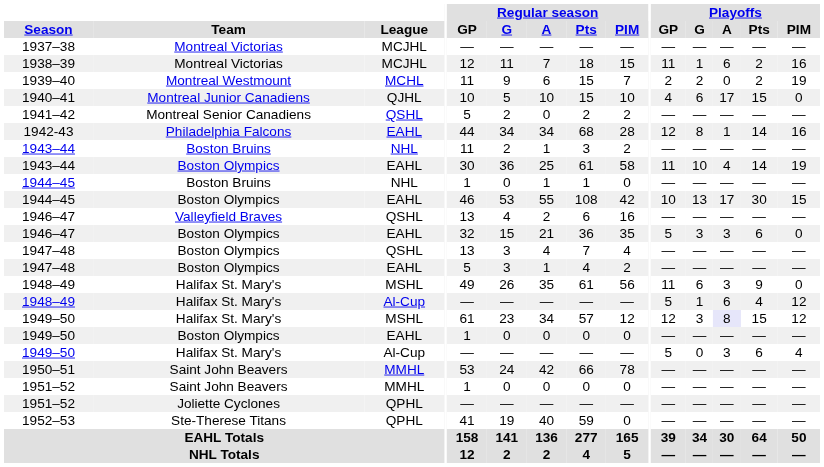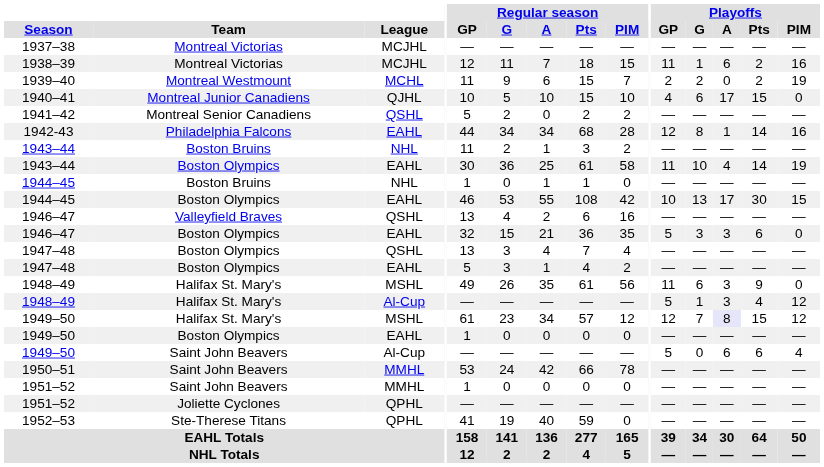(727, 301) 6 -> (727, 301) 3
(699, 318) 3 -> (699, 318) 7
(229, 352) Halifax St. Mary's -> (229, 352) Saint John Beavers
(727, 352) 3 -> (727, 352) 6
